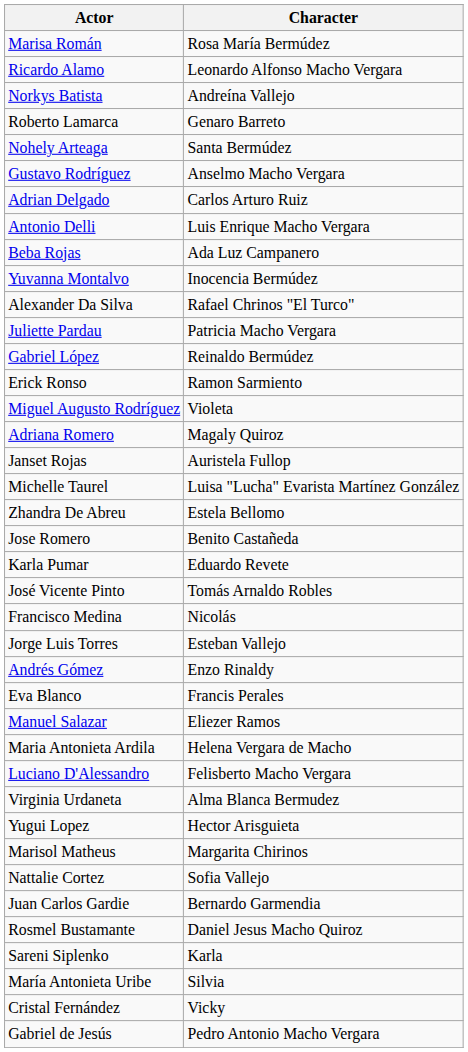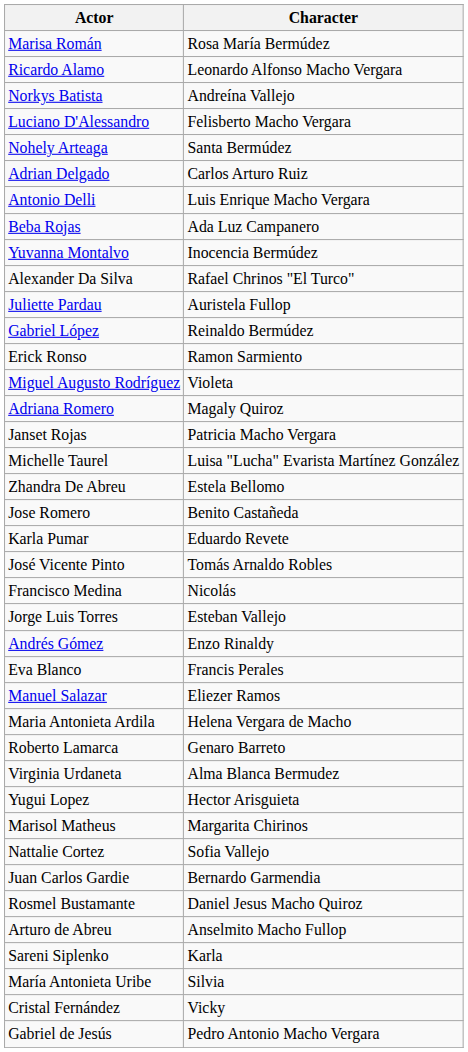rows swapped: (79, 773) <-> (63, 121)
- row: (69, 174)
(262, 330) Patricia Macho Vergara -> (239, 304) Auristela Fullop
(239, 460) Auristela Fullop -> (262, 434) Patricia Macho Vergara
+ row: (60, 929)
